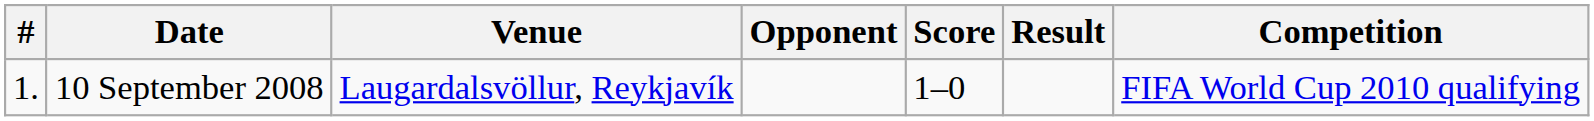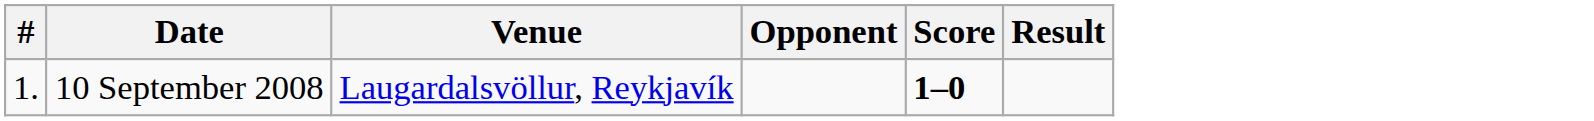- column: (1351, 31)
(939, 86) normal -> (939, 86) bold
